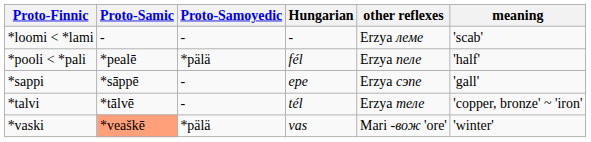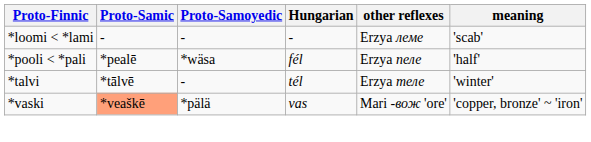(195, 59) *pälä -> (198, 59) *wäsa
- row: (26, 81)
(518, 103) 'copper, bronze' ~ 'iron' -> (474, 81) 'winter'
(474, 125) 'winter' -> (518, 103) 'copper, bronze' ~ 'iron'
